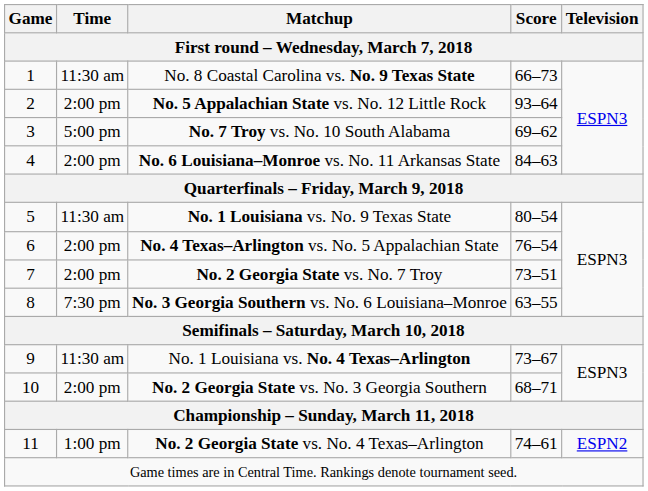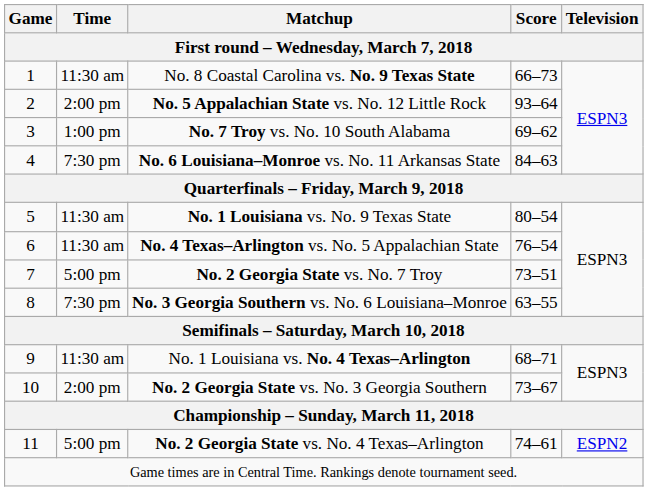(92, 132) 5:00 pm -> (92, 132) 1:00 pm
(92, 160) 2:00 pm -> (92, 160) 7:30 pm
(92, 245) 2:00 pm -> (92, 245) 11:30 am
(92, 273) 2:00 pm -> (92, 273) 5:00 pm
(536, 358) 73–67 -> (536, 358) 68–71
(536, 387) 68–71 -> (536, 387) 73–67
(92, 443) 1:00 pm -> (92, 443) 5:00 pm
